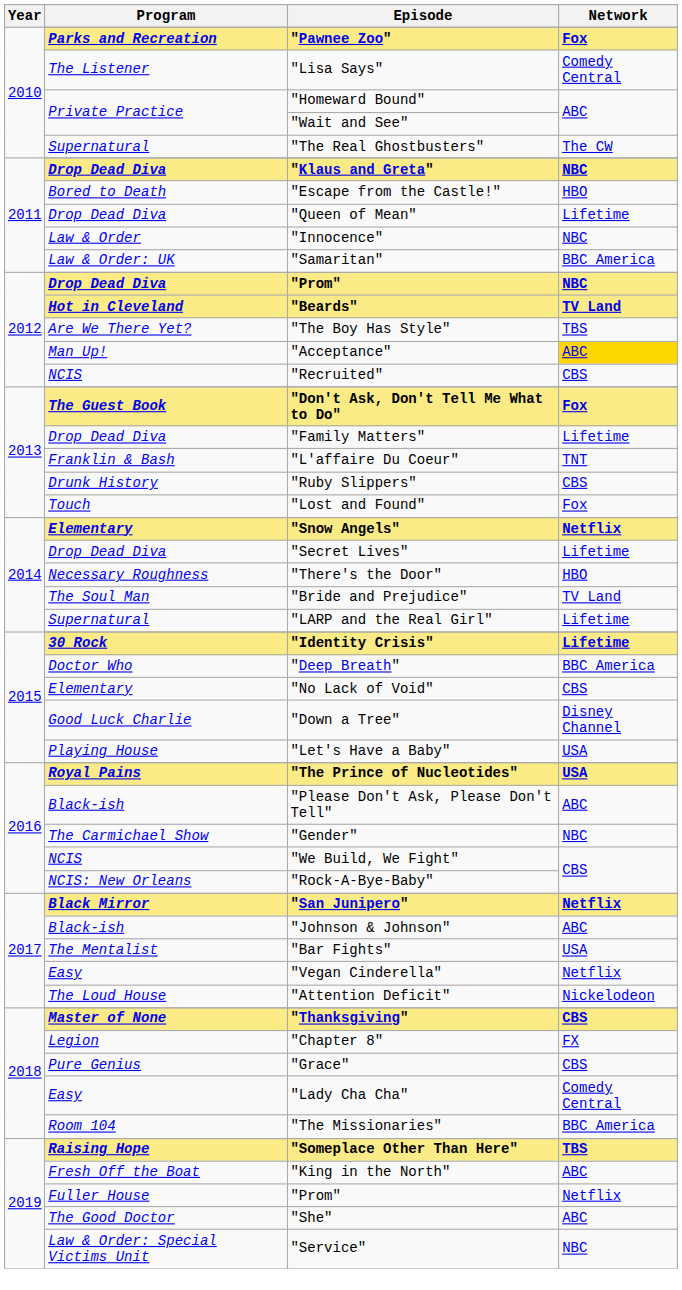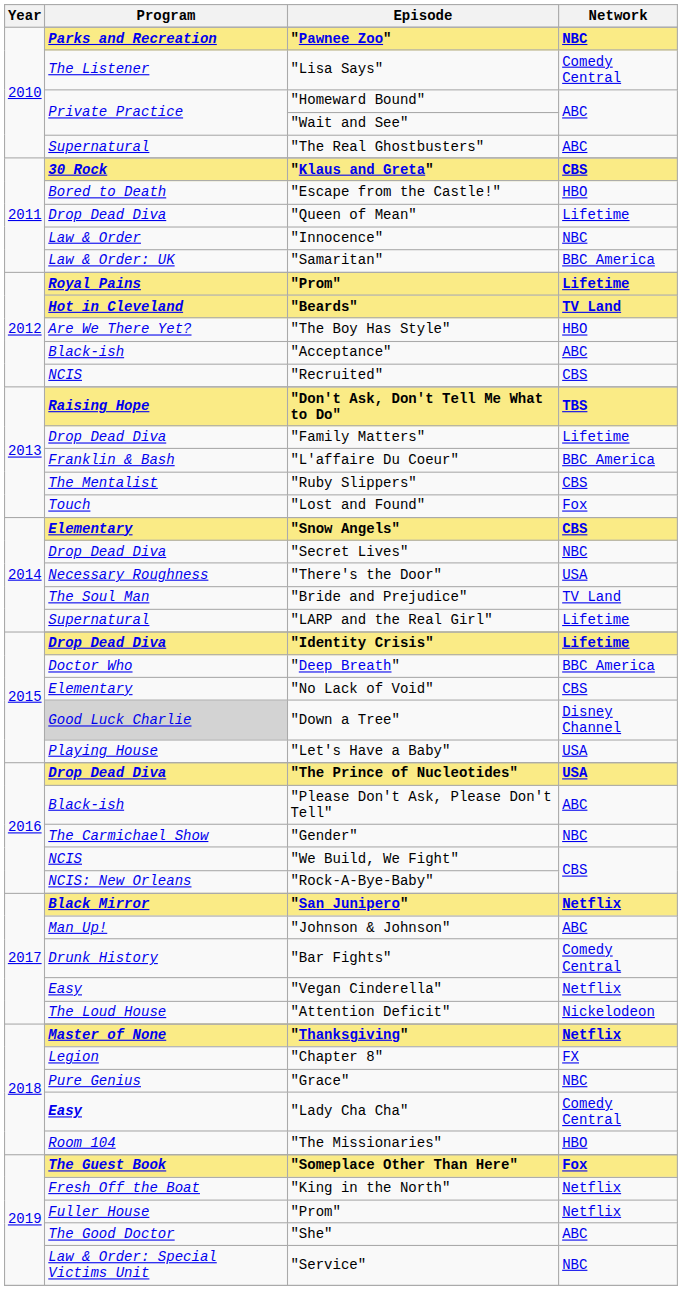(575, 39) Fox -> (575, 39) NBC
(587, 147) The CW -> (575, 147) ABC
(107, 169) Drop Dead Diva -> (78, 169) 30 Rock
(575, 169) NBC -> (575, 169) CBS
(107, 284) Drop Dead Diva -> (95, 284) Royal Pains
(575, 284) NBC -> (596, 284) Lifetime
(575, 330) TBS -> (575, 330) HBO
(78, 353) Man Up! -> (86, 353) Black-ish
(575, 353) gold background -> (575, 353) no background
(107, 406) The Guest Book -> (99, 406) Raising Hope
(575, 406) Fox -> (575, 406) TBS
(575, 460) TNT -> (608, 460) BBC America
(103, 483) Drunk History -> (103, 483) The Mentalist
(592, 529) Netflix -> (575, 529) CBS
(596, 552) Lifetime -> (575, 552) NBC
(575, 575) HBO -> (575, 575) USA
(78, 643) 30 Rock -> (107, 643) Drop Dead Diva
(120, 720) no background -> (120, 720) lightgrey background
(95, 774) Royal Pains -> (107, 774) Drop Dead Diva
(86, 927) Black-ish -> (78, 927) Man Up!
(103, 950) The Mentalist -> (103, 958) Drunk History
(575, 950) USA -> (592, 958) Comedy Central
(575, 1019) CBS -> (592, 1035) Netflix
(575, 1065) CBS -> (575, 1081) NBC
(65, 1096) normal -> (65, 1112) bold
(608, 1127) BBC America -> (575, 1143) HBO
(99, 1150) Raising Hope -> (107, 1166) The Guest Book
(575, 1150) TBS -> (575, 1166) Fox
(575, 1172) ABC -> (592, 1189) Netflix
